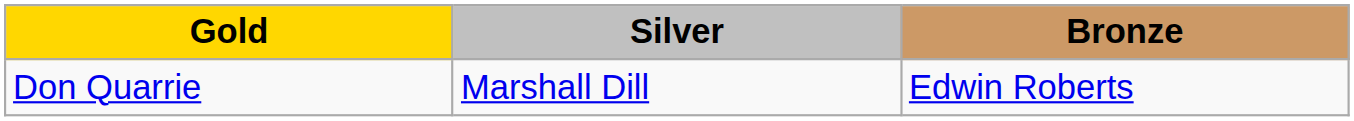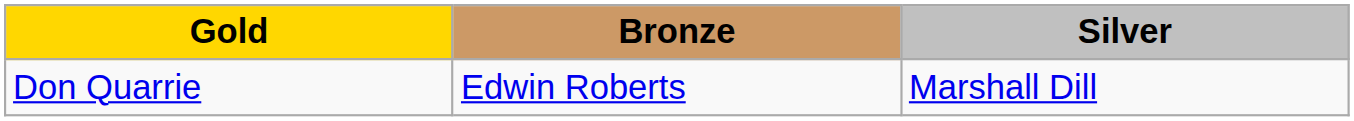columns swapped: (677, 31) <-> (1125, 31)
